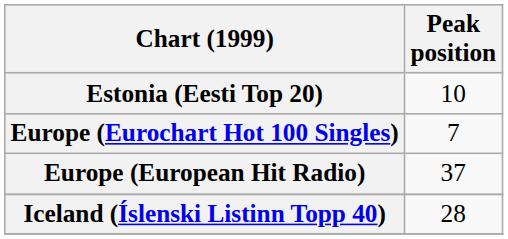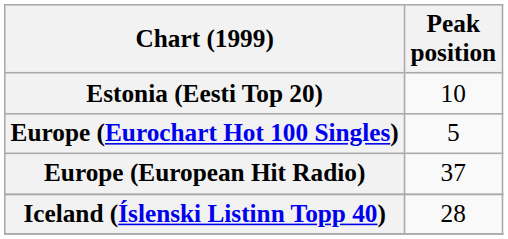(453, 133) 7 -> (453, 133) 5
